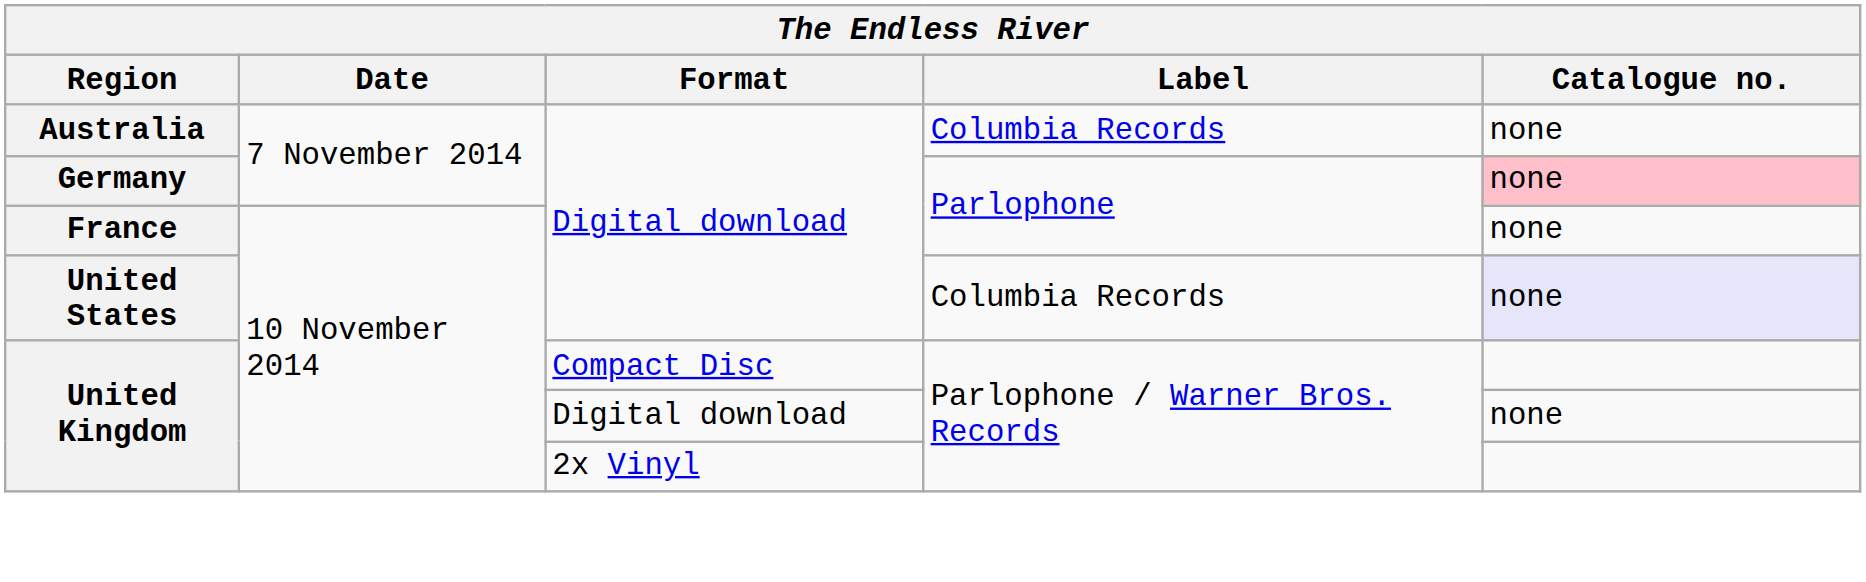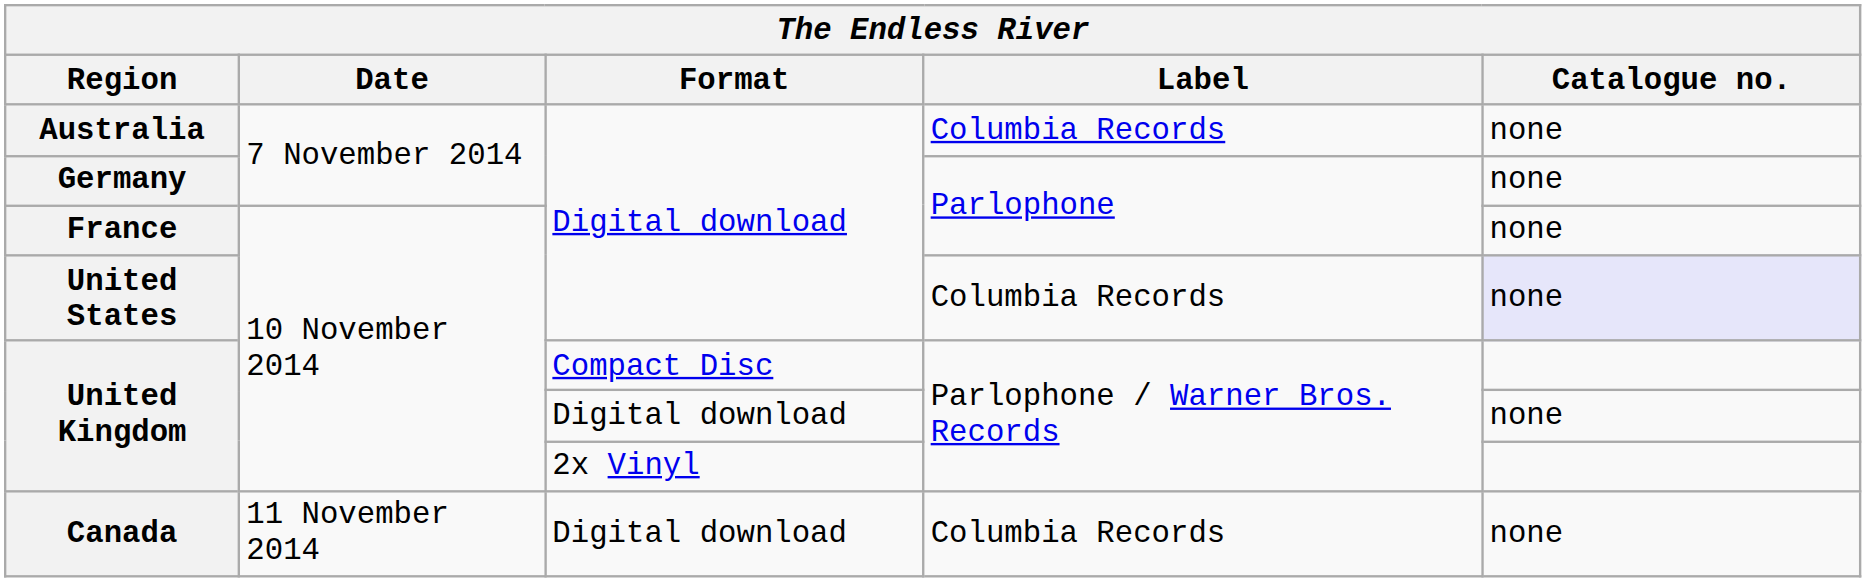(1526, 180) pink background -> (1526, 180) no background
+ row: (122, 533)
